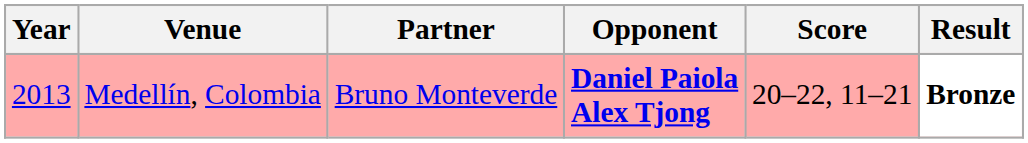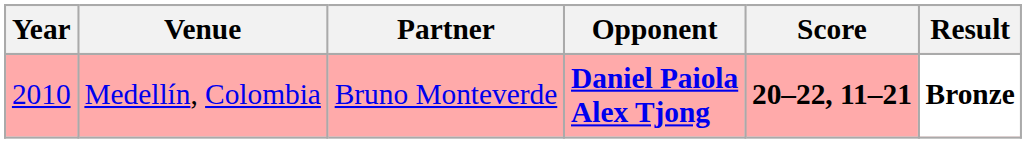(41, 94) 2013 -> (41, 94) 2010
(832, 94) normal -> (832, 94) bold
